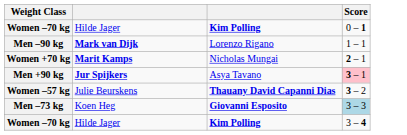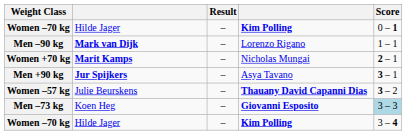+ column: (223, 12)
(356, 75) pink background -> (388, 75) no background
